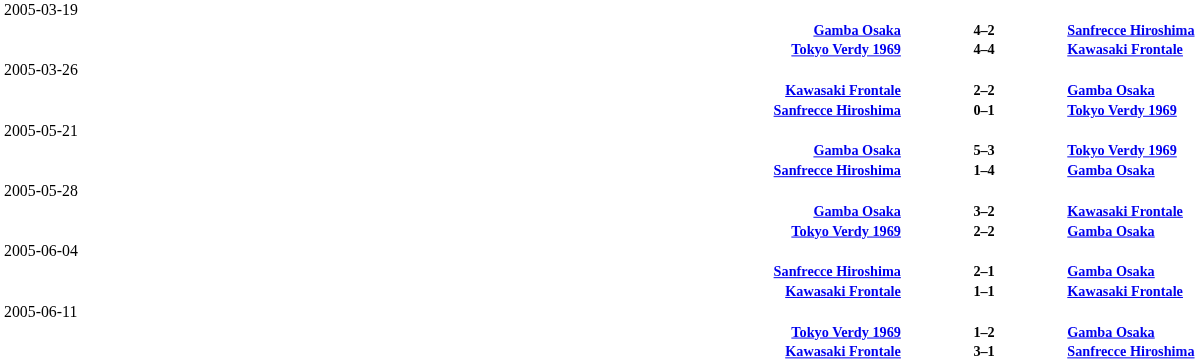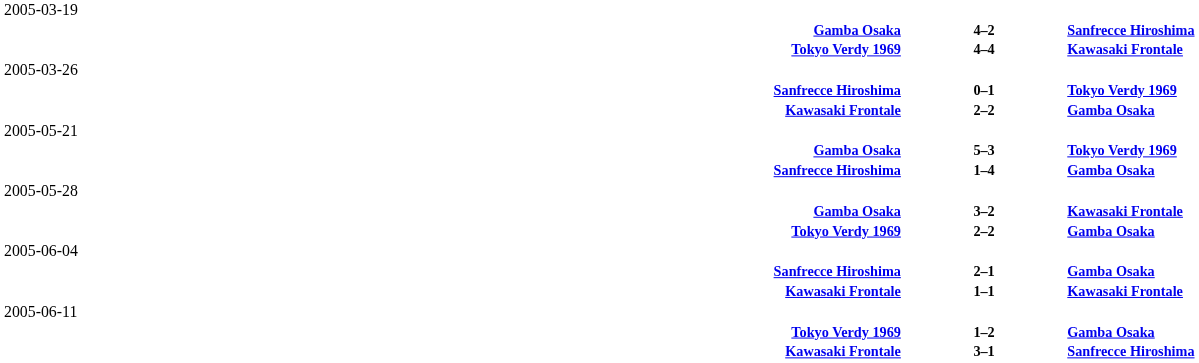rows swapped: (843, 90) <-> (837, 110)
